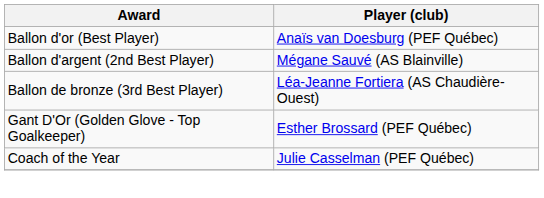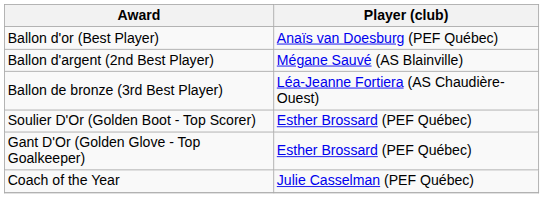+ row: (132, 120)
